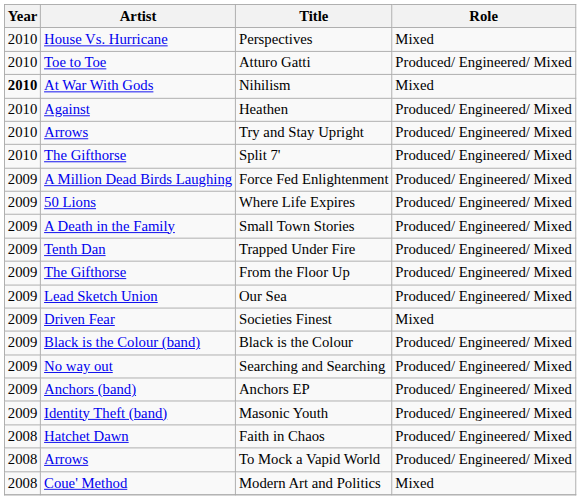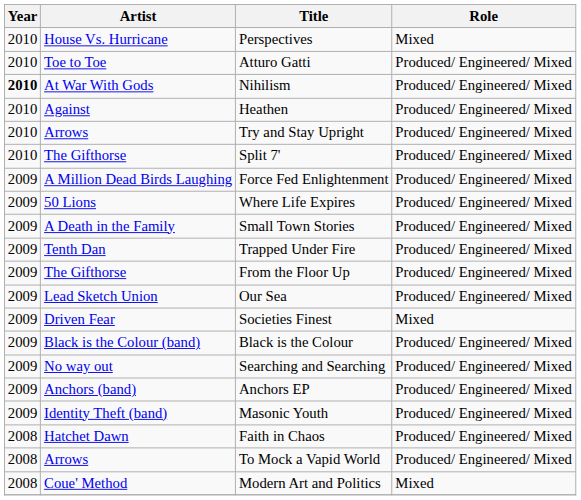(415, 86) Mixed -> (484, 86) Produced/ Engineered/ Mixed
